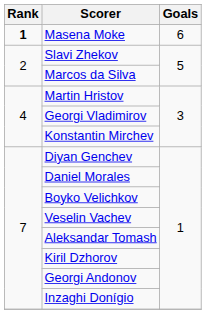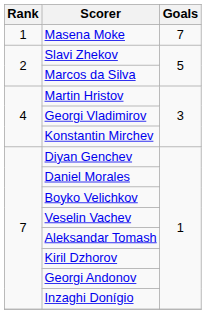(23, 34) bold -> (23, 34) normal
(180, 34) 6 -> (180, 34) 7
